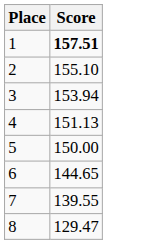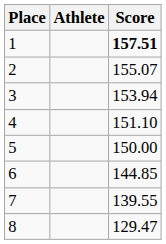+ column: (79, 17)
(76, 69) 155.10 -> (135, 69) 155.07
(76, 122) 151.13 -> (135, 122) 151.10
(76, 174) 144.65 -> (135, 174) 144.85
